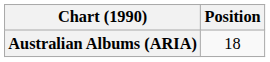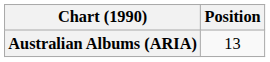(233, 43) 18 -> (233, 43) 13
